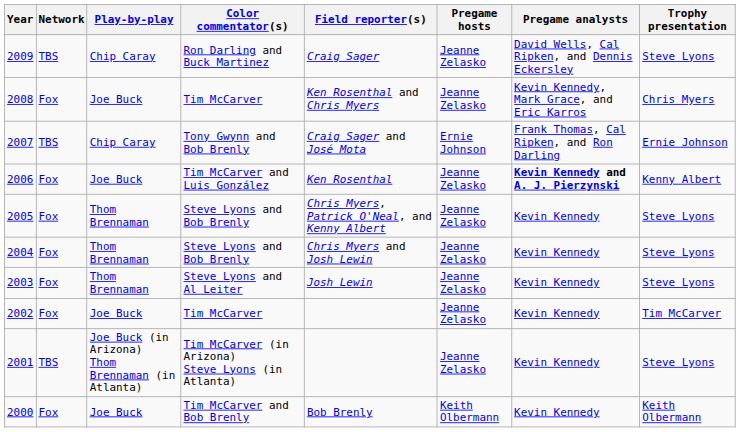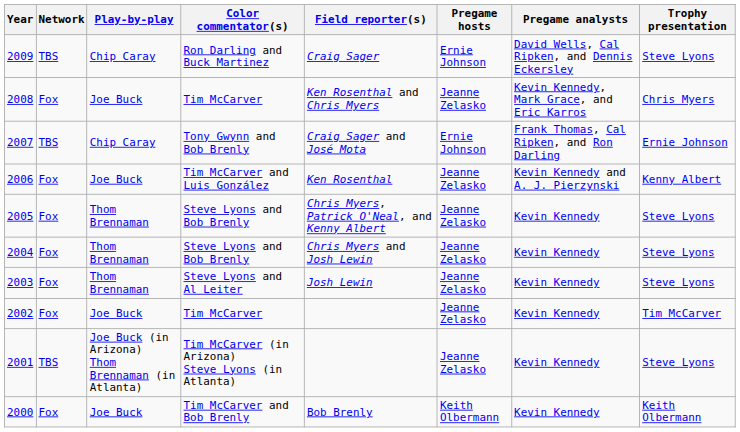(463, 56) Jeanne Zelasko -> (463, 56) Ernie Johnson
(570, 179) bold -> (570, 179) normal
